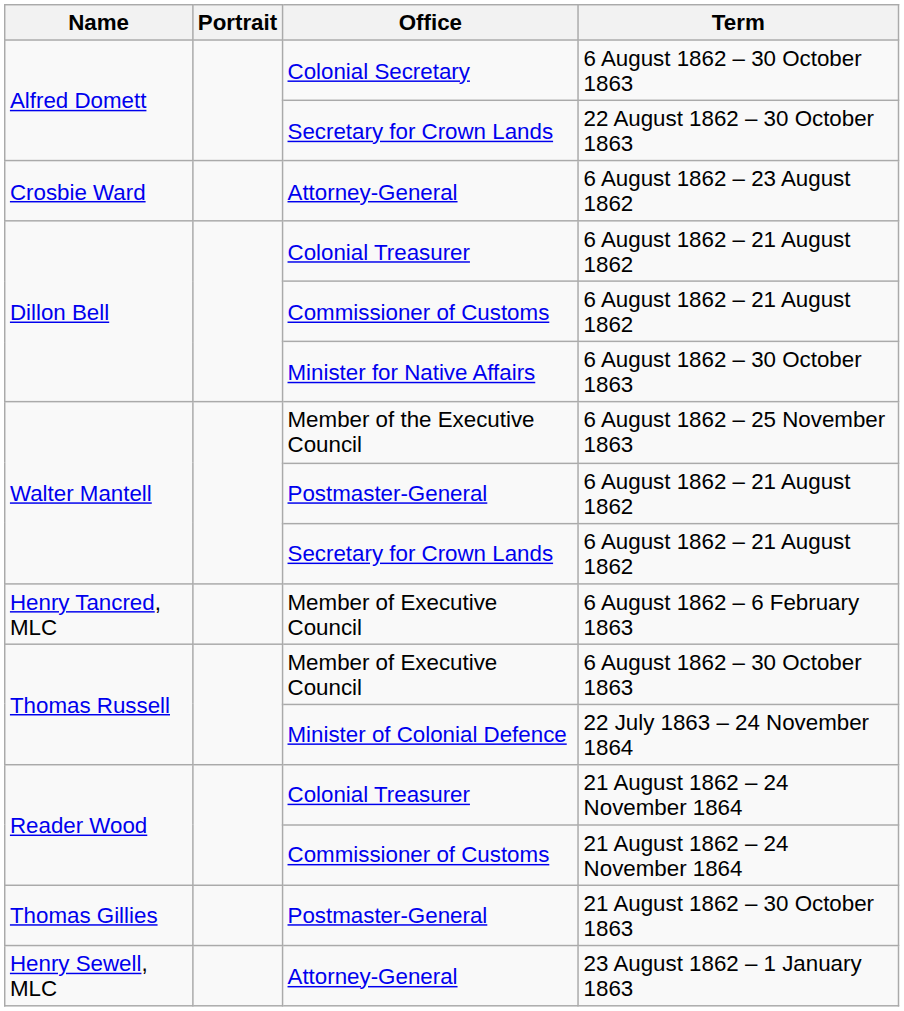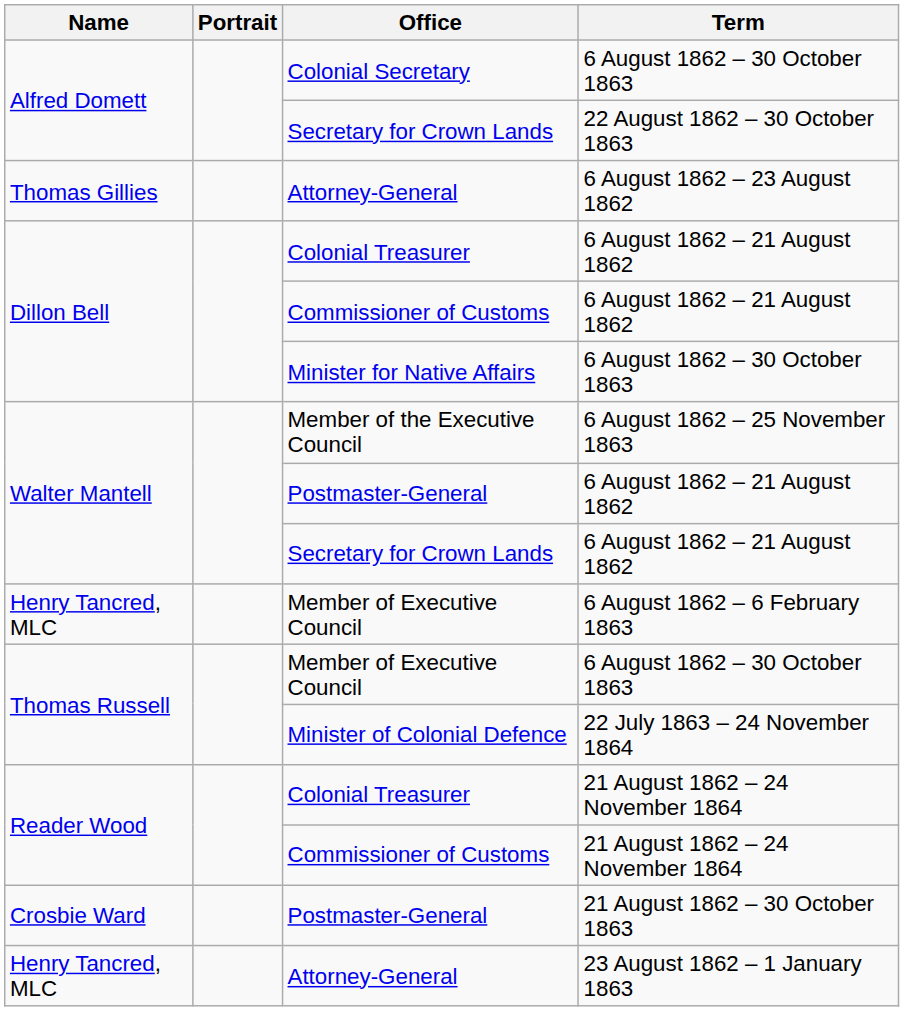(78, 191) Crosbie Ward -> (84, 191) Thomas Gillies
(84, 916) Thomas Gillies -> (78, 916) Crosbie Ward
(79, 976) Henry Sewell, MLC -> (85, 976) Henry Tancred, MLC
